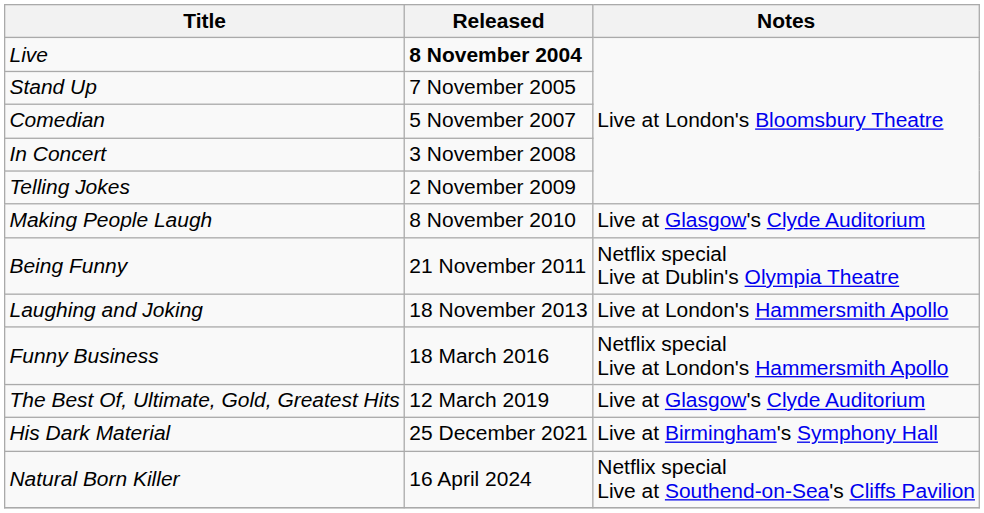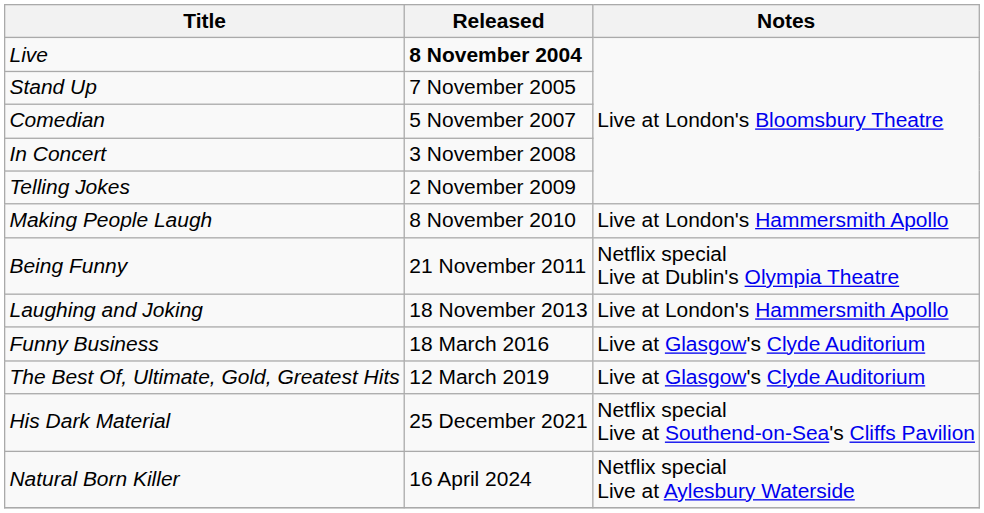(761, 220) Live at Glasgow's Clyde Auditorium -> (773, 220) Live at London's Hammersmith Apollo
(773, 355) Netflix special Live at London's Hammersmith Apollo -> (761, 343) Live at Glasgow's Clyde Auditorium
(768, 433) Live at Birmingham's Symphony Hall -> (786, 422) Netflix special Live at Southend-on-Sea's Cliffs Pavilion
(786, 478) Netflix special Live at Southend-on-Sea's Cliffs Pavilion -> (726, 478) Netflix special Live at Aylesbury Waterside
